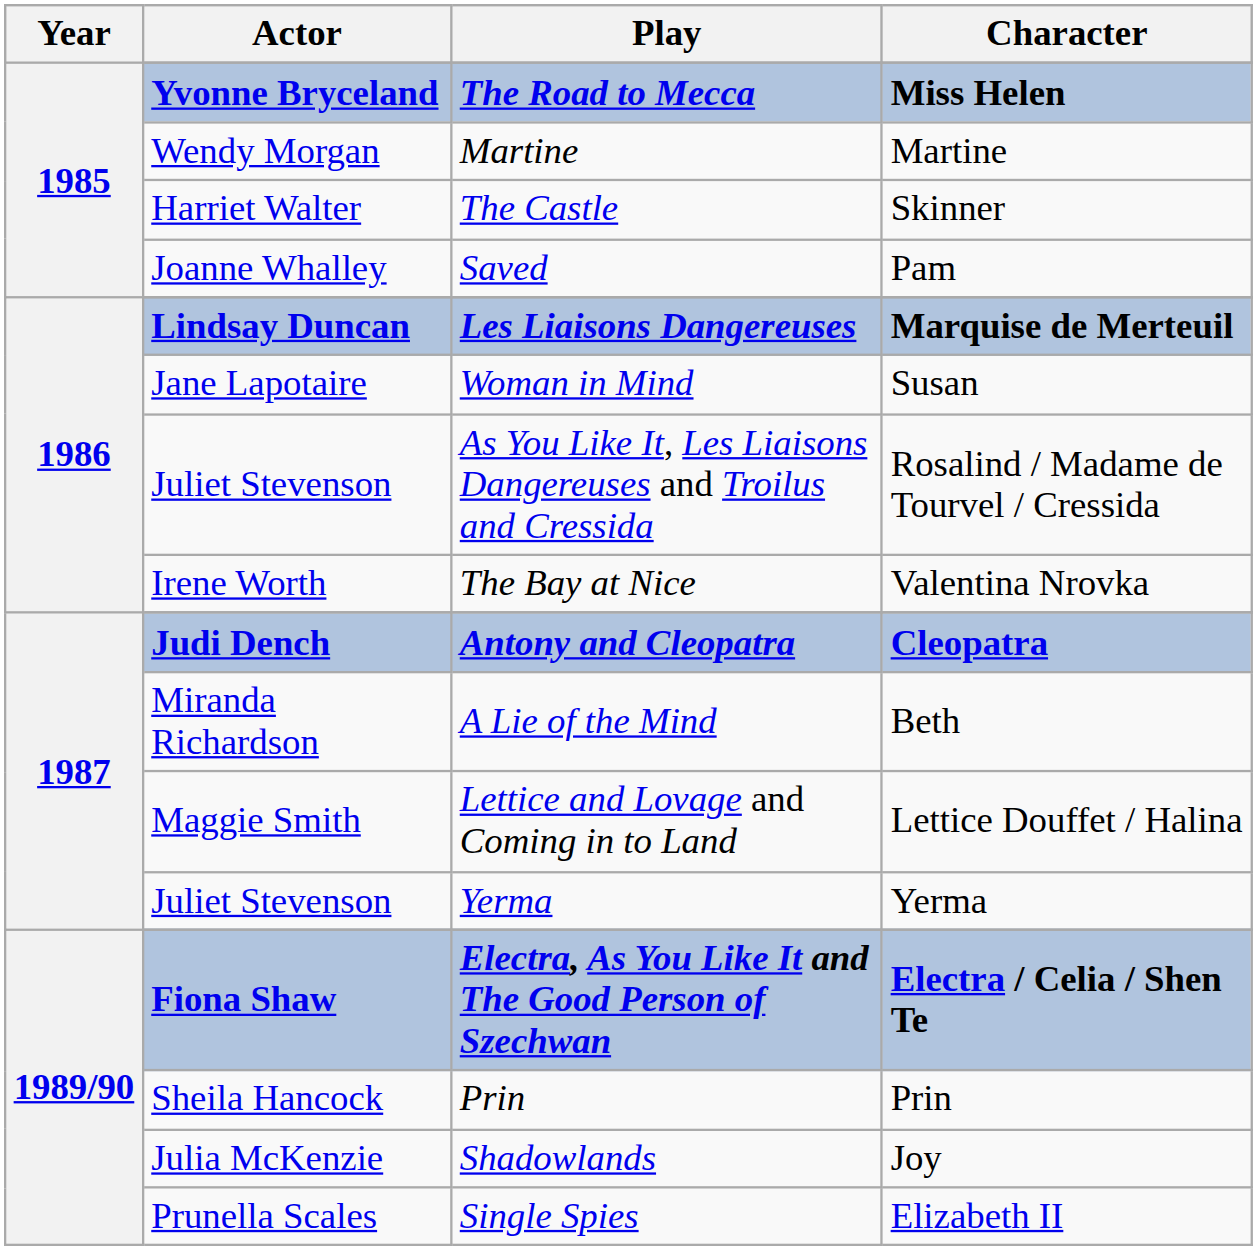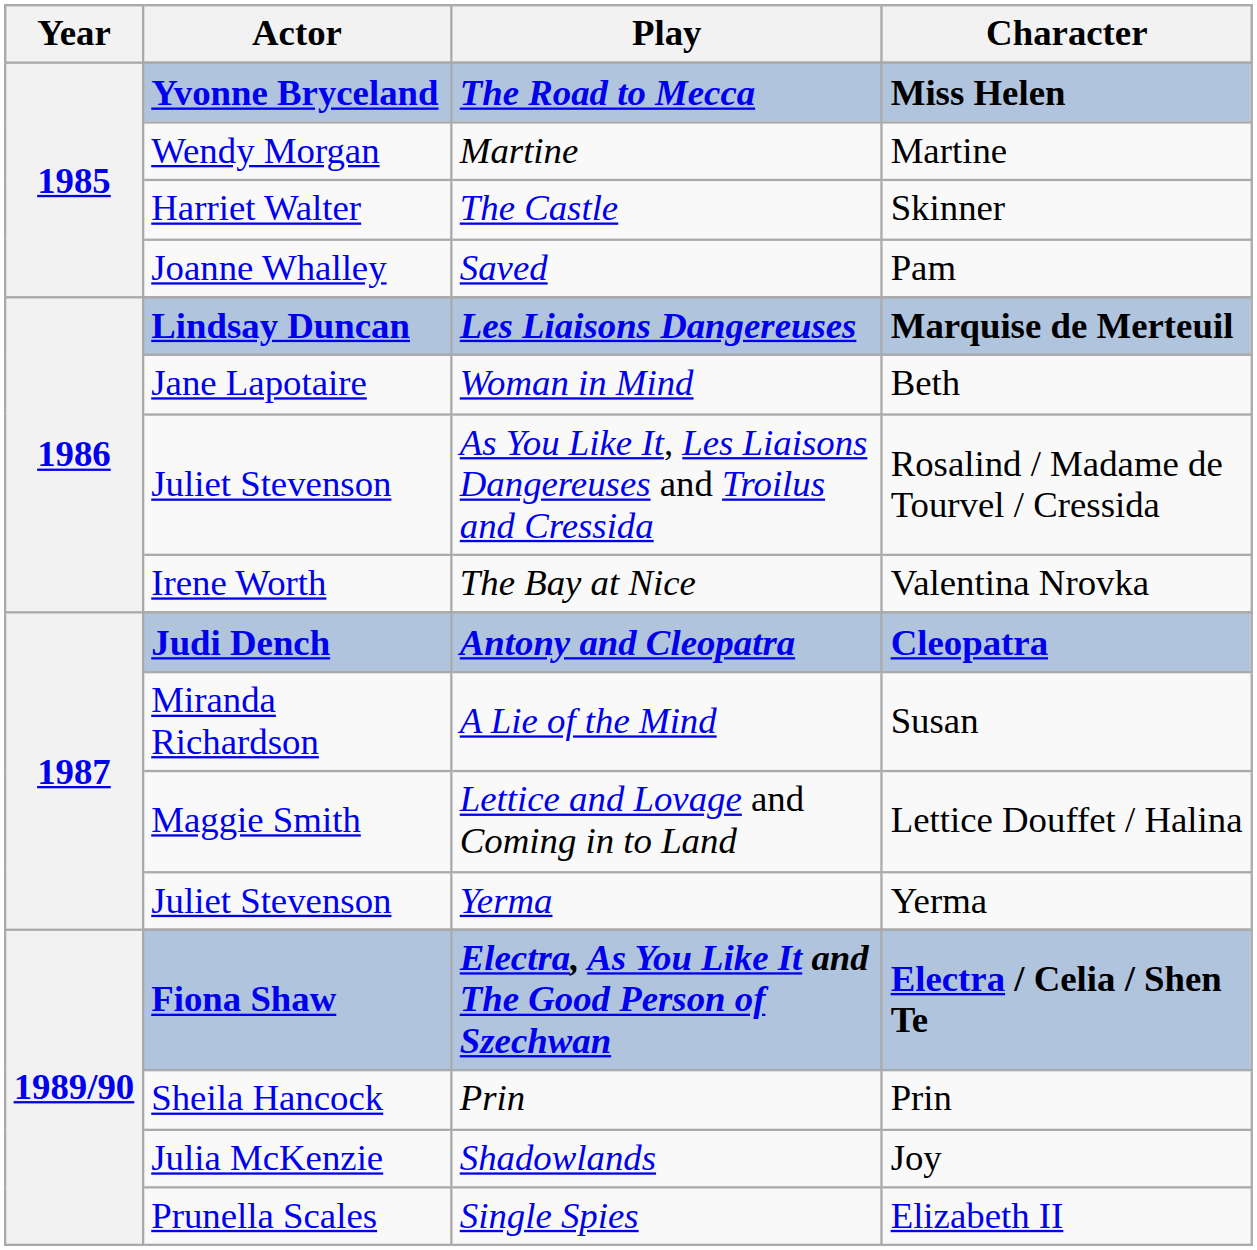(935, 383) Susan -> (925, 383) Beth
(925, 720) Beth -> (935, 720) Susan
